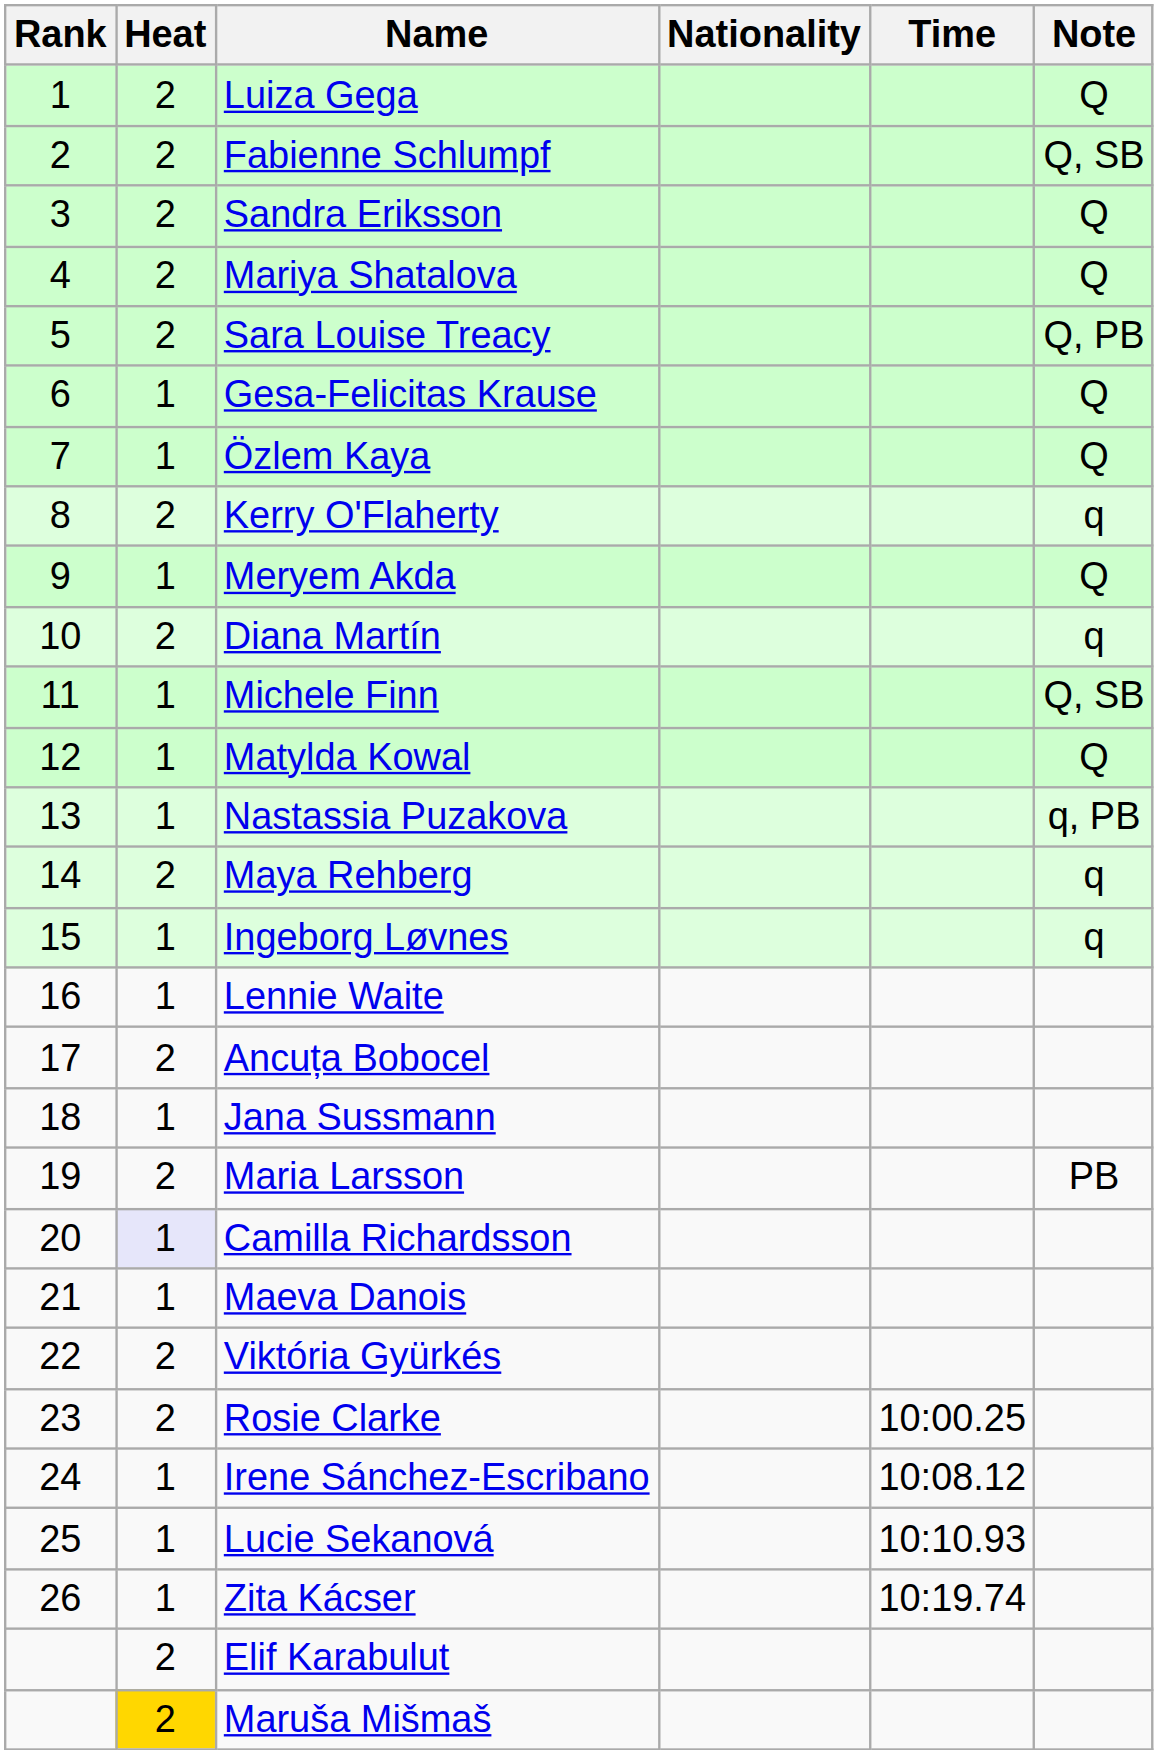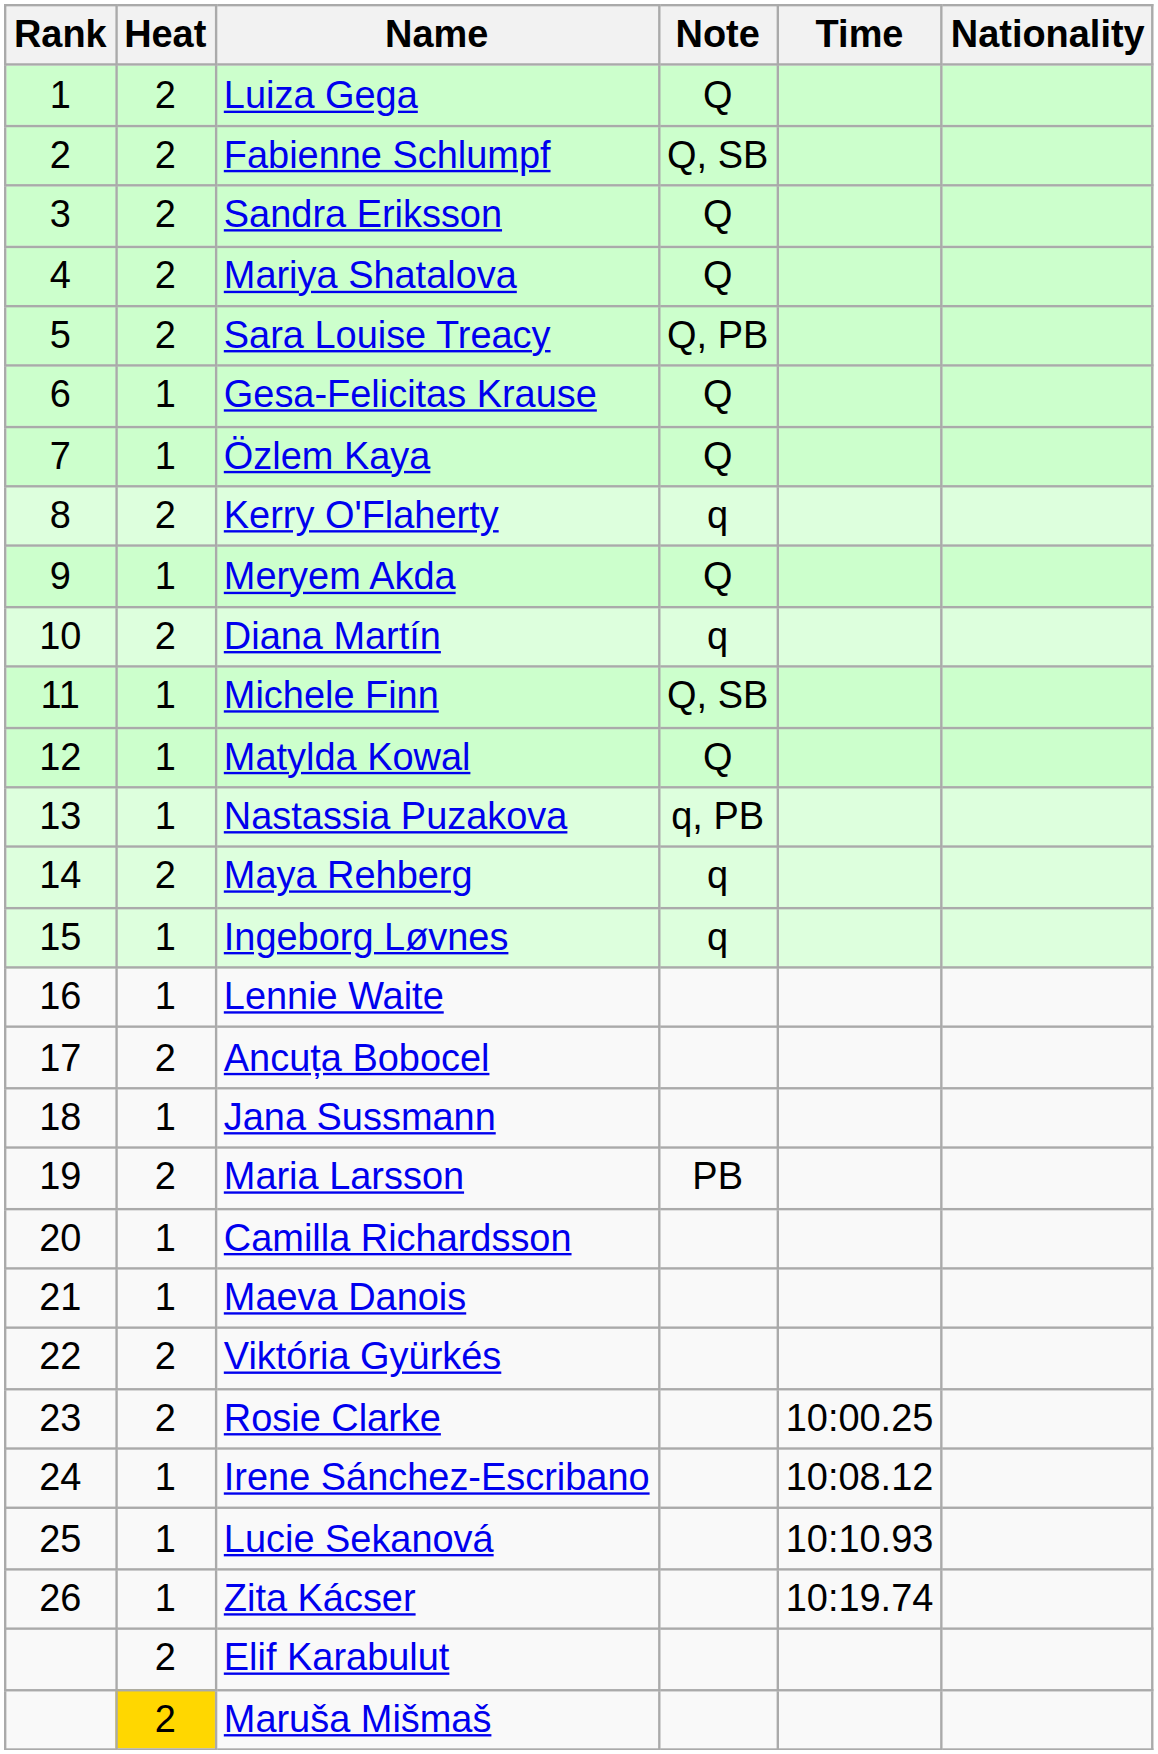columns swapped: (764, 34) <-> (1094, 34)
(165, 1237) lavender background -> (165, 1237) no background
